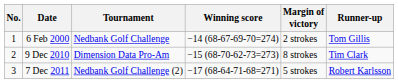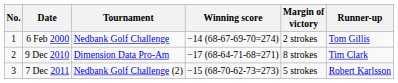(233, 55) −15 (68-70-62-73=273) -> (233, 55) −17 (68-64-71-68=271)
(233, 71) −17 (68-64-71-68=271) -> (233, 71) −15 (68-70-62-73=273)
